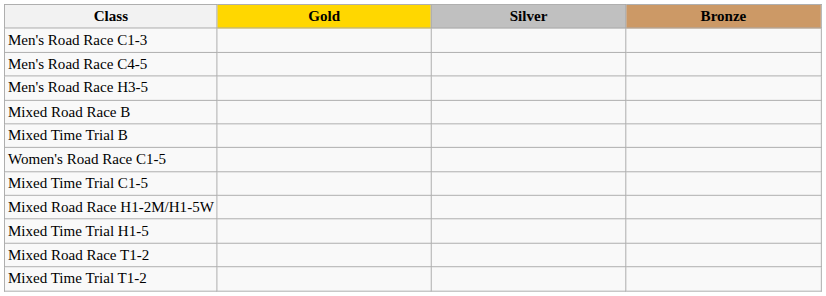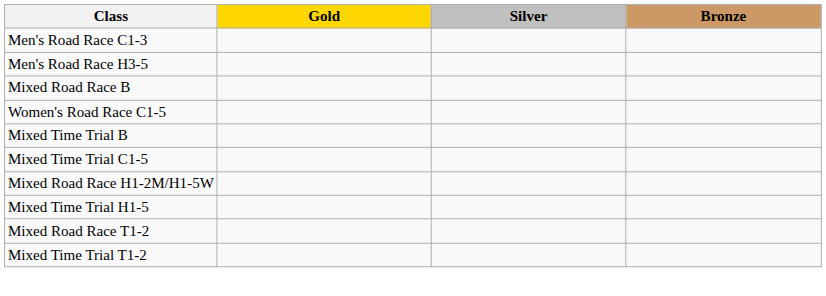- row: (78, 64)
rows swapped: (68, 135) <-> (87, 159)
